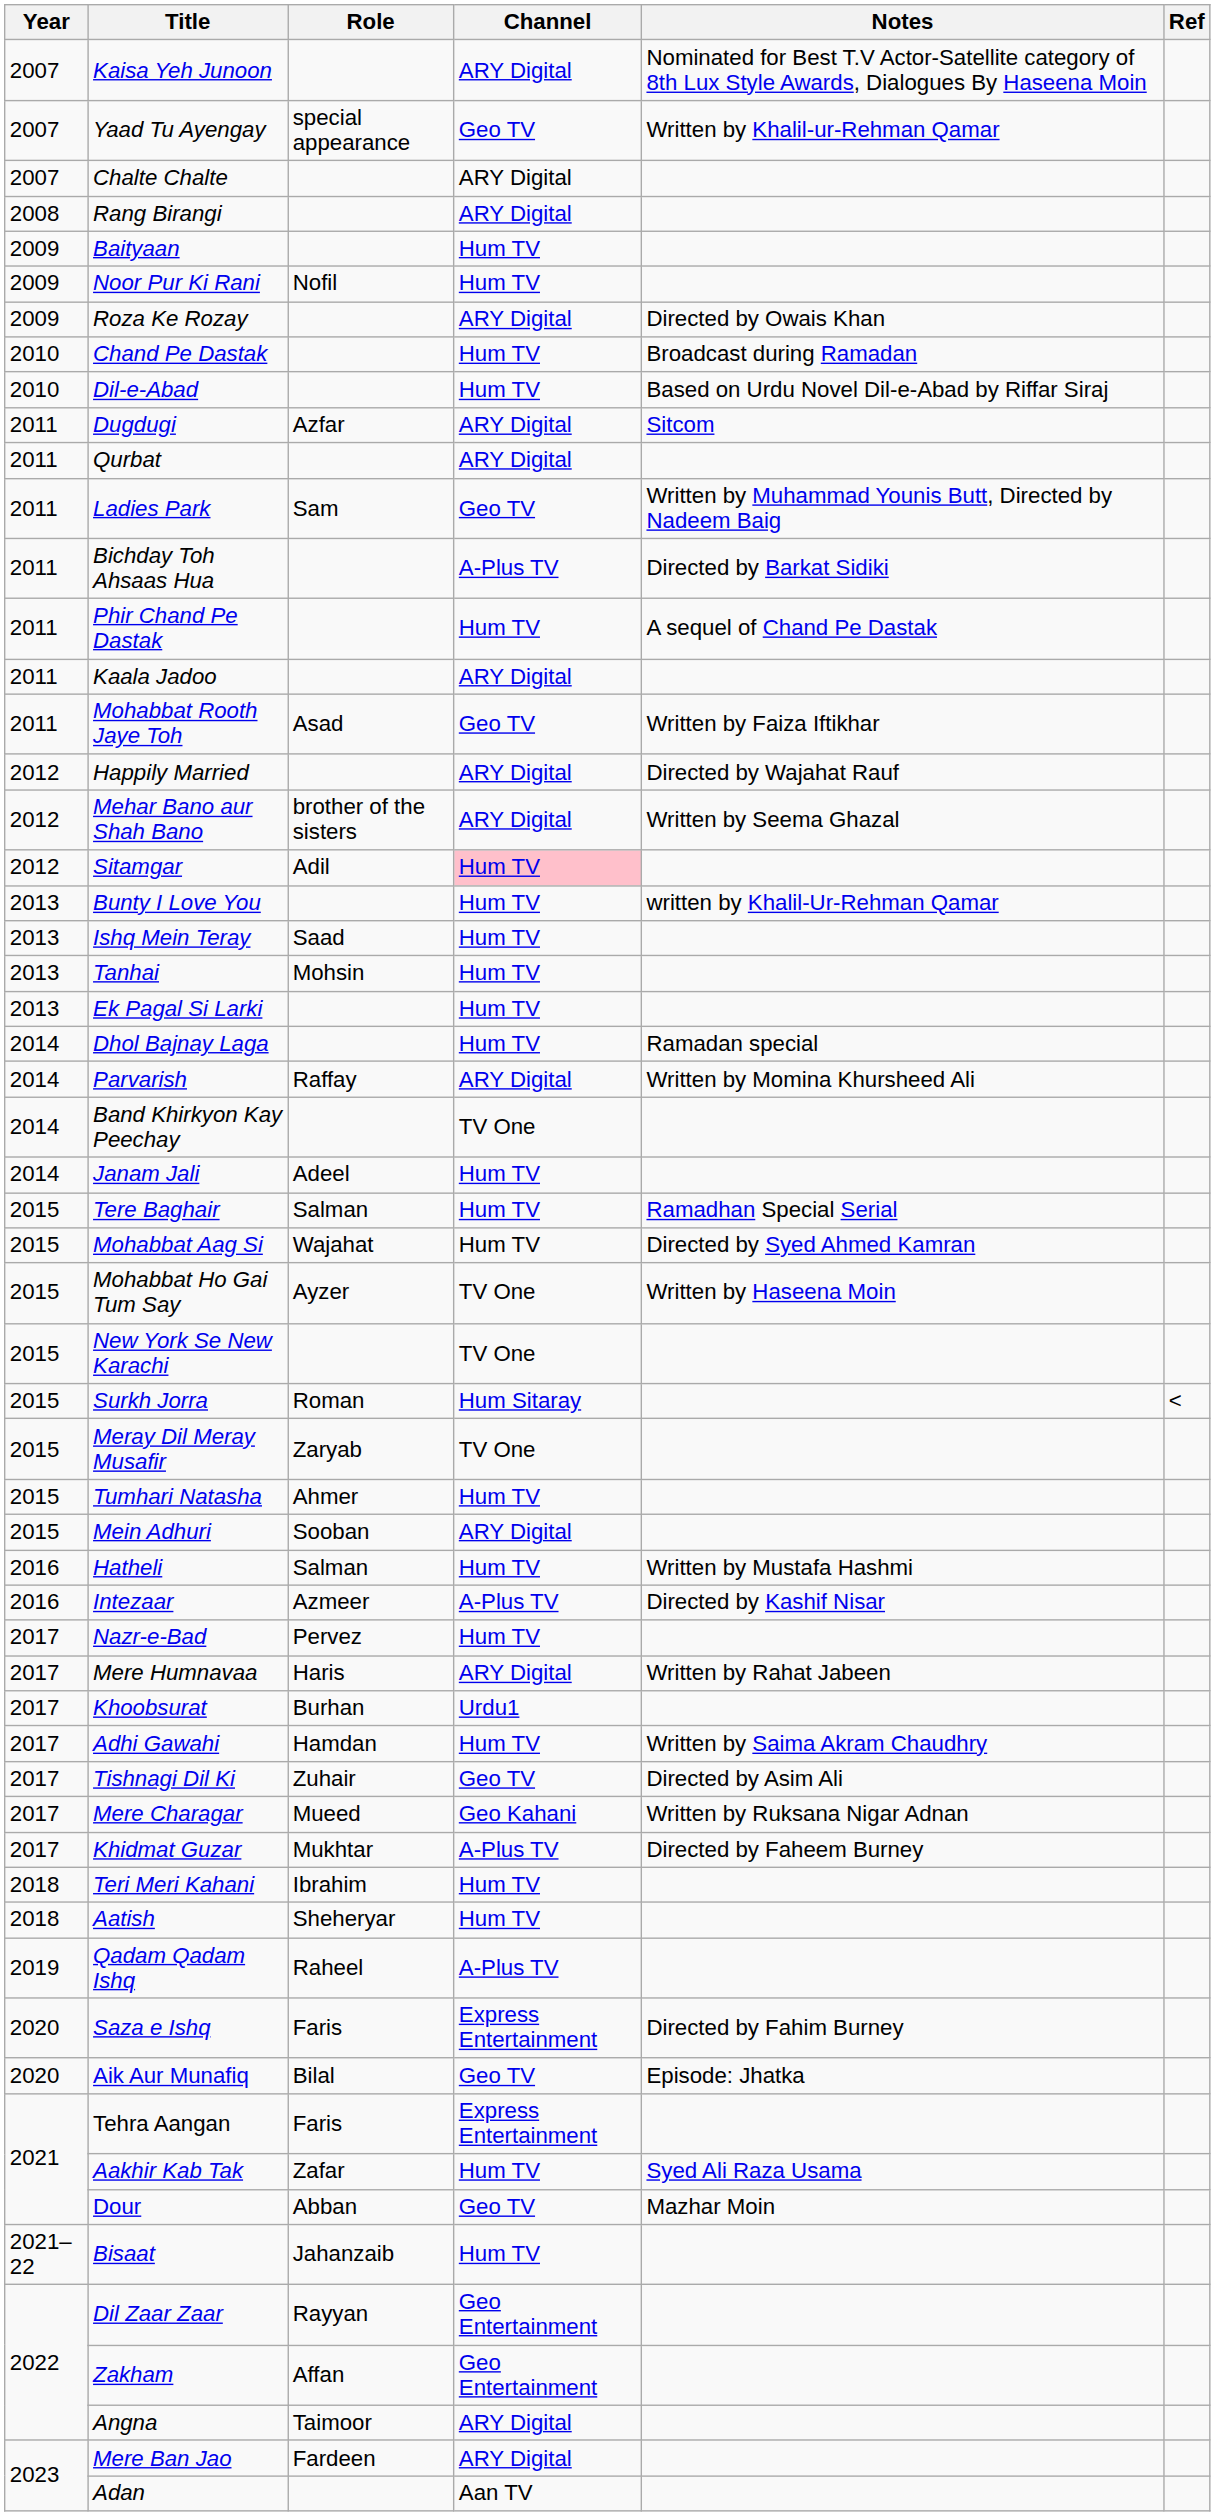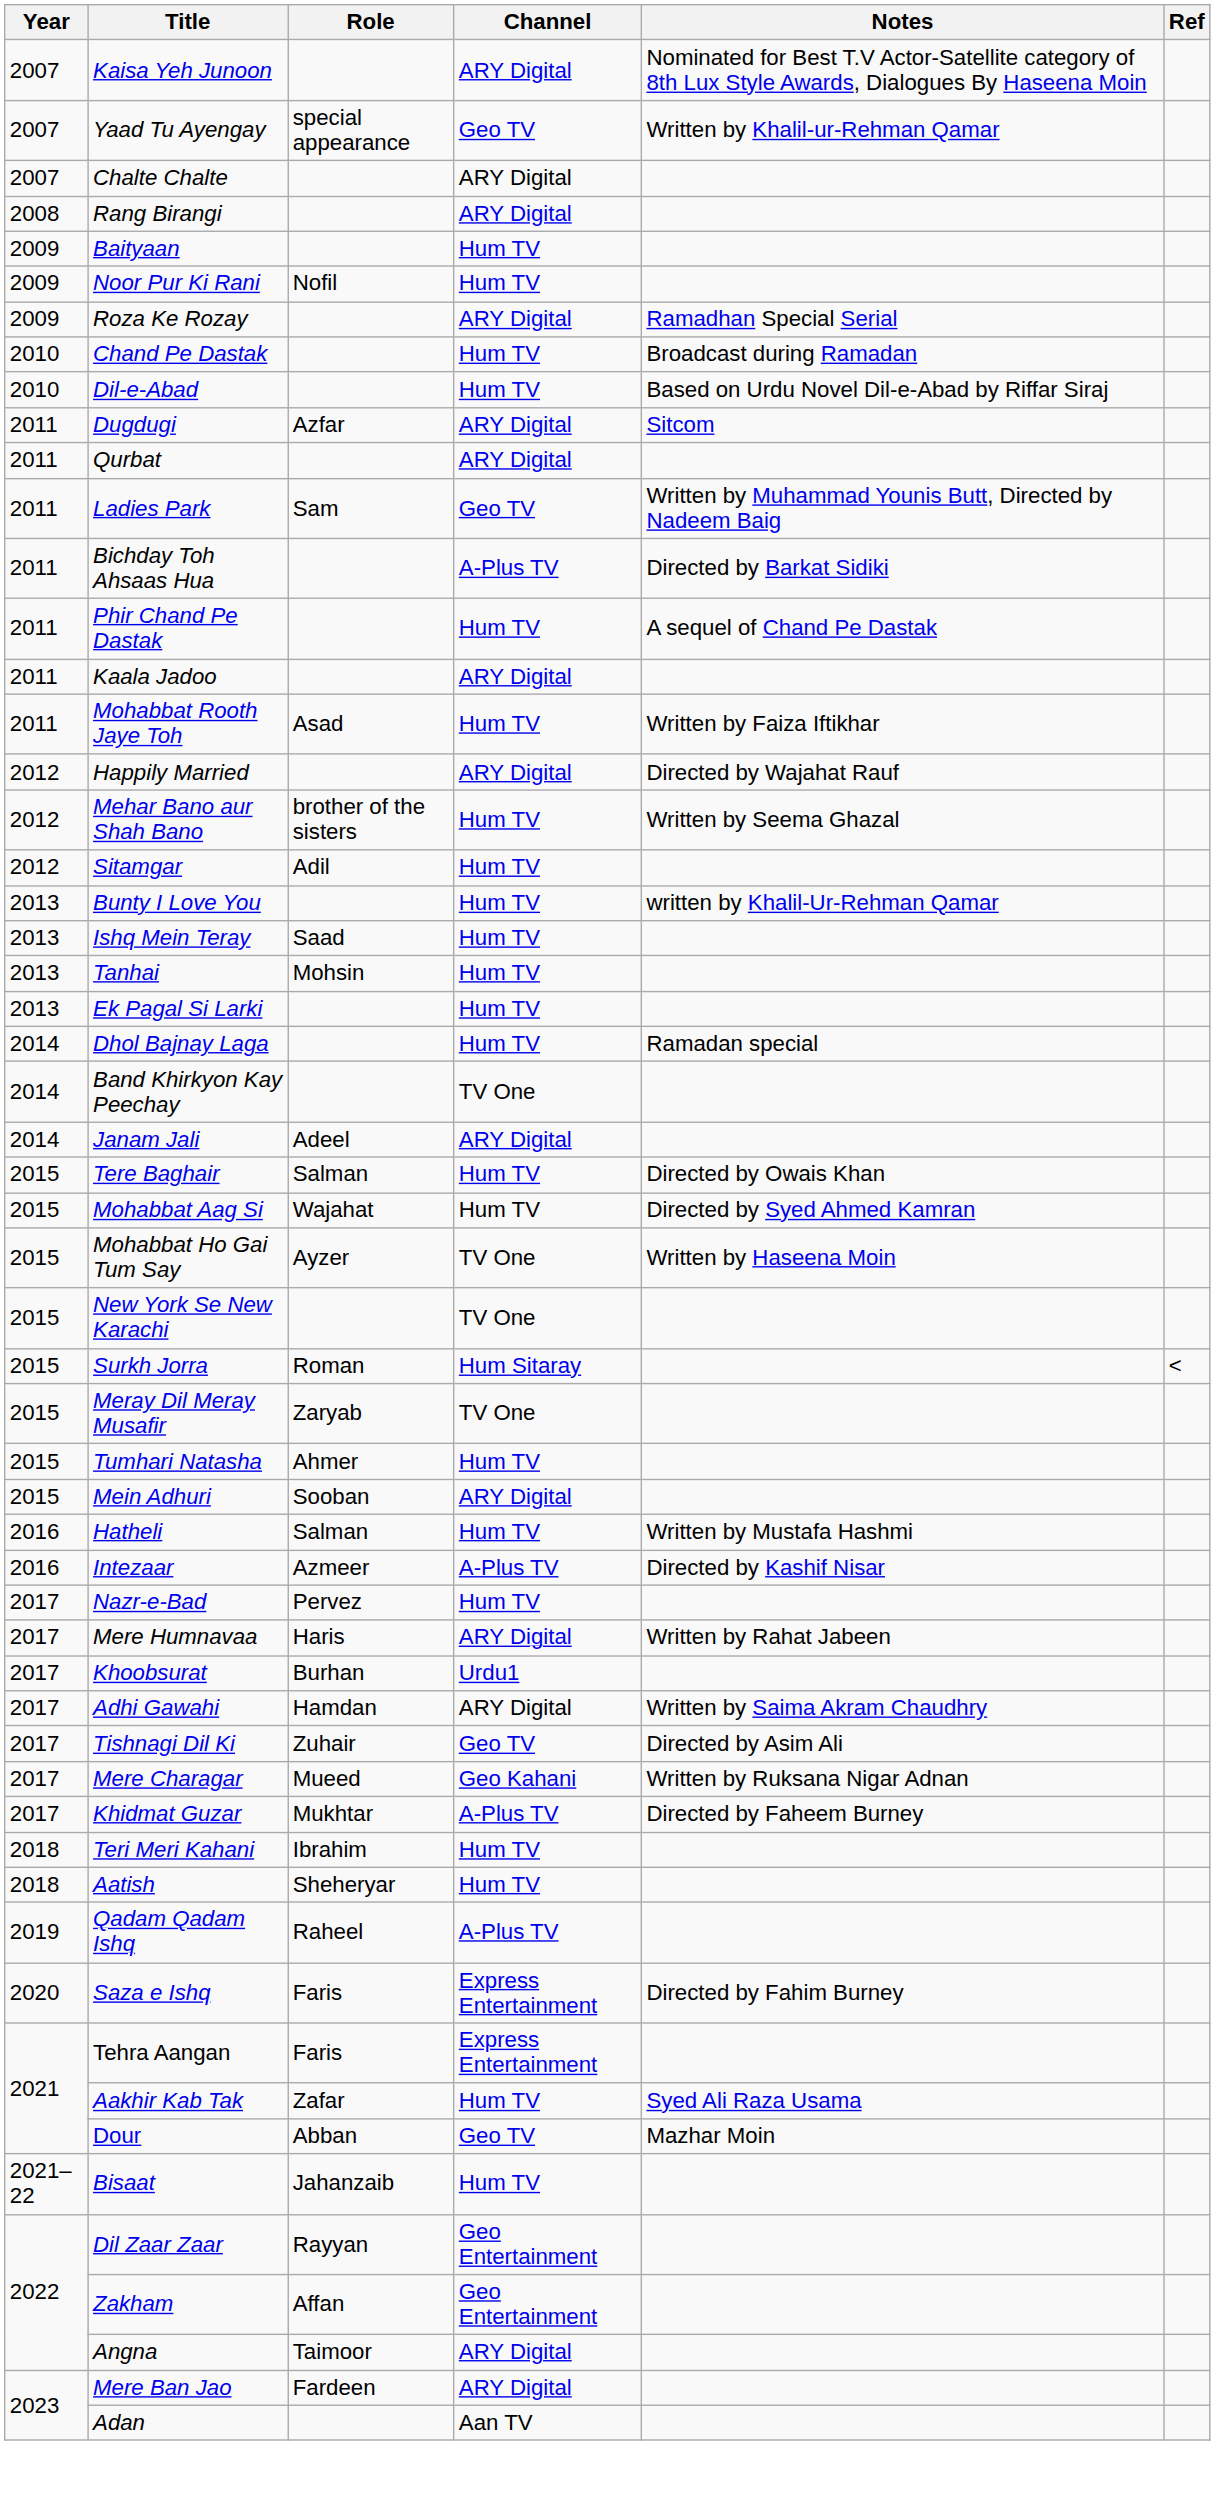(766, 319) Directed by Owais Khan -> (772, 319) Ramadhan Special Serial
(497, 724) Geo TV -> (499, 724) Hum TV
(515, 819) ARY Digital -> (499, 819) Hum TV
(499, 867) pink background -> (499, 867) no background
- row: (140, 1079)
(499, 1174) Hum TV -> (515, 1139) ARY Digital
(772, 1209) Ramadhan Special Serial -> (766, 1174) Directed by Owais Khan
(499, 1743) Hum TV -> (515, 1708) ARY Digital
- row: (171, 2075)
